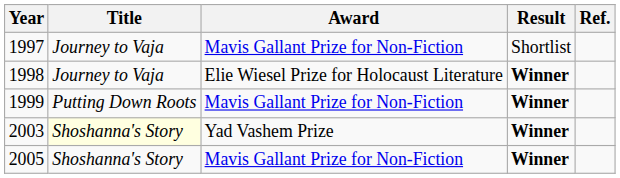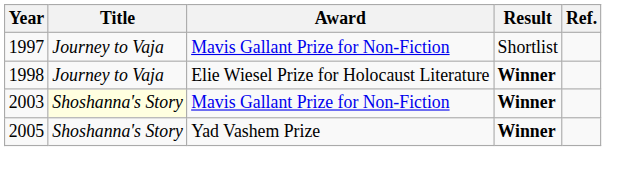- row: (26, 103)
(269, 131) Yad Vashem Prize -> (320, 103) Mavis Gallant Prize for Non-Fiction
(334, 159) Mavis Gallant Prize for Non-Fiction -> (256, 131) Yad Vashem Prize
